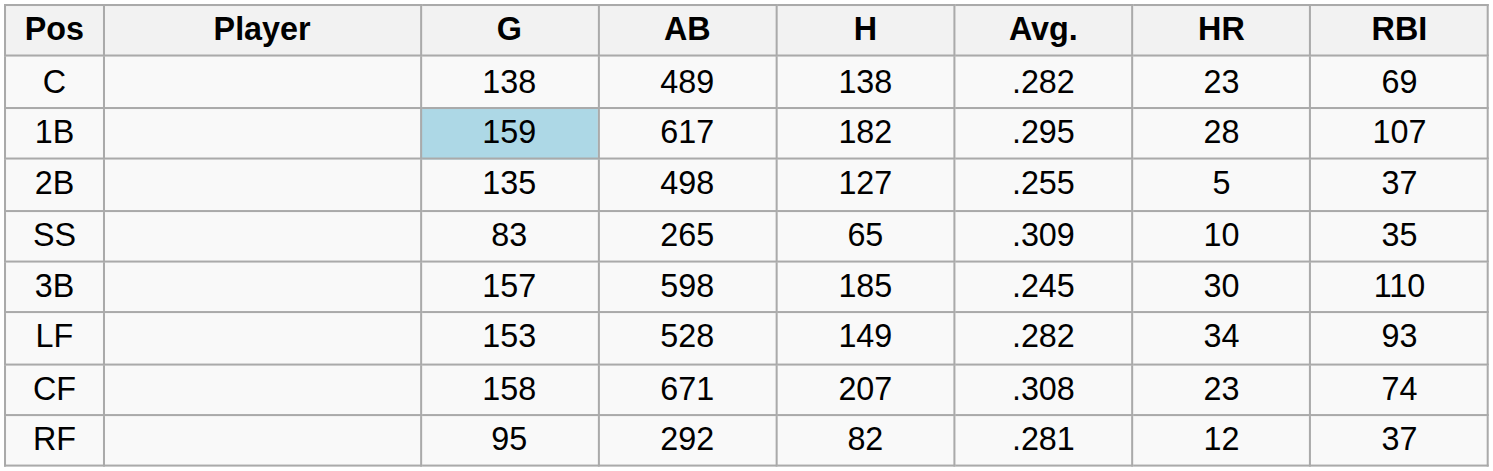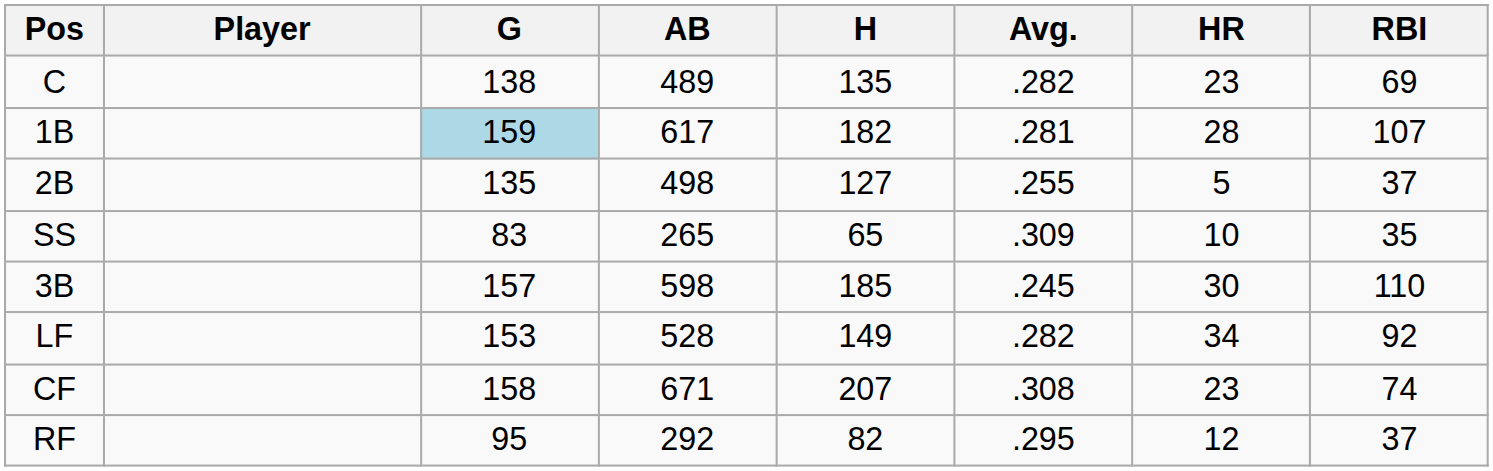(865, 81) 138 -> (865, 81) 135
(1043, 132) .295 -> (1043, 132) .281
(1399, 337) 93 -> (1399, 337) 92
(1043, 440) .281 -> (1043, 440) .295
